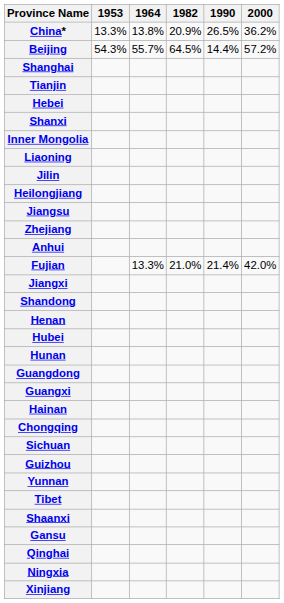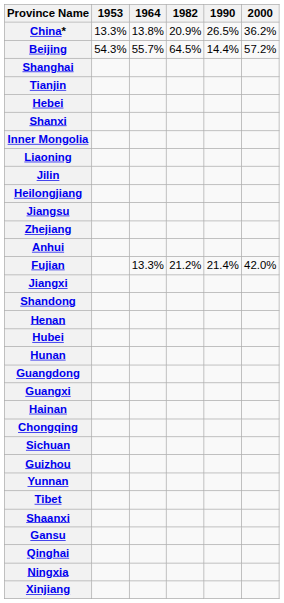(185, 265) 21.0% -> (185, 265) 21.2%
